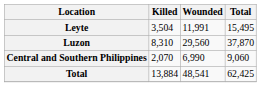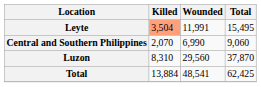(162, 27) no background -> (162, 27) lightsalmon background
rows swapped: (77, 43) <-> (77, 58)
